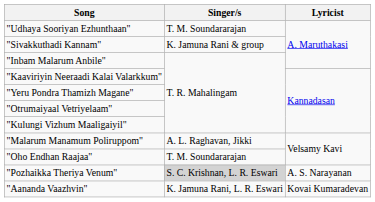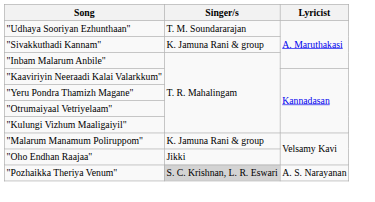(209, 141) A. L. Raghavan, Jikki -> (215, 141) K. Jamuna Rani & group
(206, 157) T. M. Soundararajan -> (176, 157) Jikki
- row: (47, 189)
